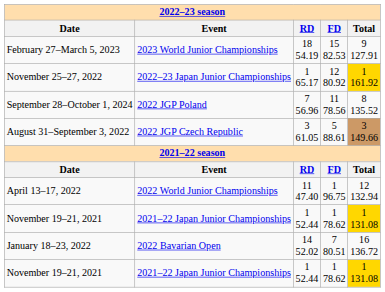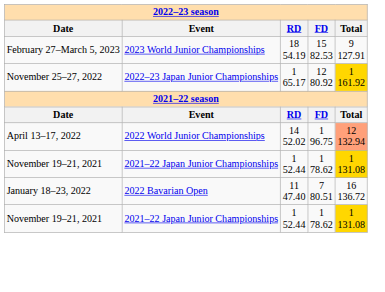- row: (70, 104)
- row: (68, 132)
(307, 191) 11 47.40 -> (294, 136) 14 52.02
(364, 191) no background -> (351, 136) lightsalmon background
(307, 246) 14 52.02 -> (294, 191) 11 47.40
